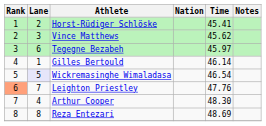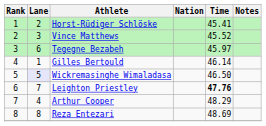(219, 37) 45.62 -> (219, 37) 45.52
(219, 75) 46.54 -> (219, 75) 46.50
(16, 88) lightsalmon background -> (16, 88) no background
(219, 88) normal -> (219, 88) bold
(219, 101) 48.30 -> (219, 101) 48.29
